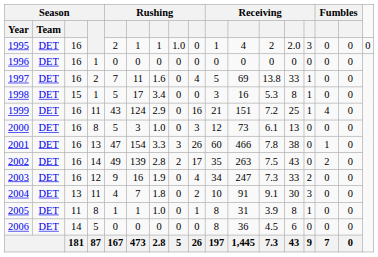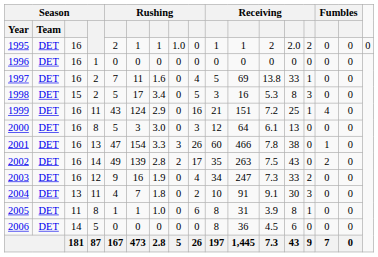(243, 45) 4 -> (243, 45) 1
(309, 45) 3 -> (309, 45) 2
(96, 95) 1 -> (96, 95) 2
(197, 95) 0 -> (197, 95) 5
(309, 95) 1 -> (309, 95) 3
(159, 128) 1.0 -> (159, 128) 3.0
(243, 128) 73 -> (243, 128) 64
(197, 210) 1 -> (197, 210) 6
